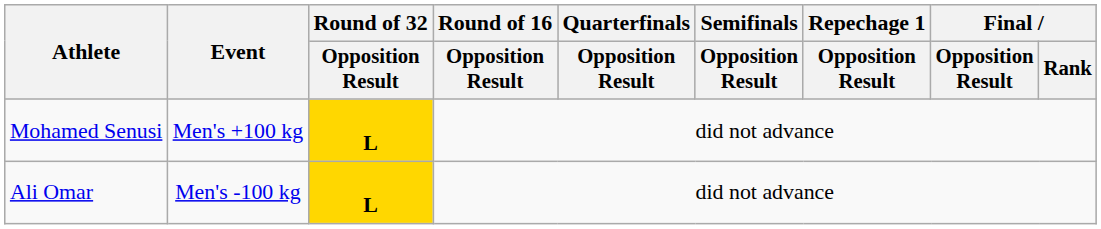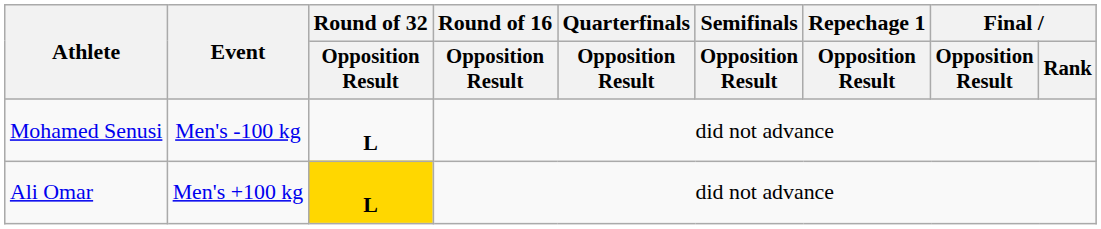(238, 130) Men's +100 kg -> (238, 130) Men's -100 kg
(371, 143) gold background -> (371, 143) no background
(238, 192) Men's -100 kg -> (238, 192) Men's +100 kg
